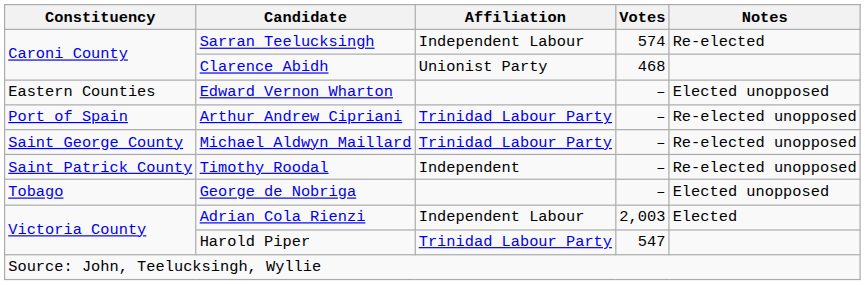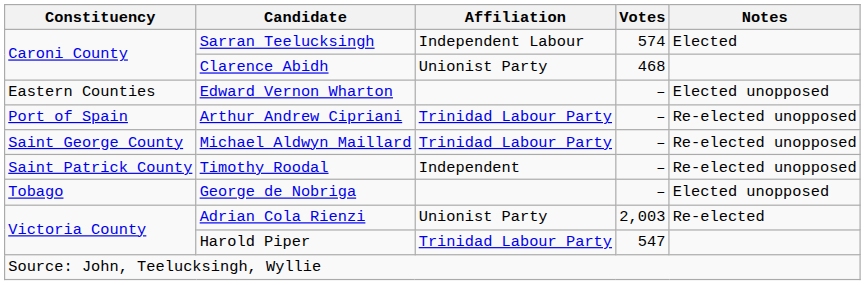(719, 42) Re-elected -> (705, 42) Elected
(502, 217) Independent Labour -> (483, 217) Unionist Party
(705, 217) Elected -> (719, 217) Re-elected
